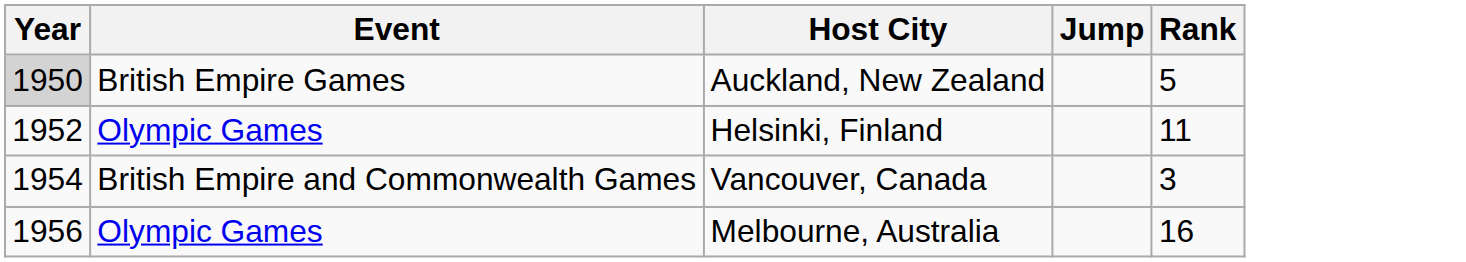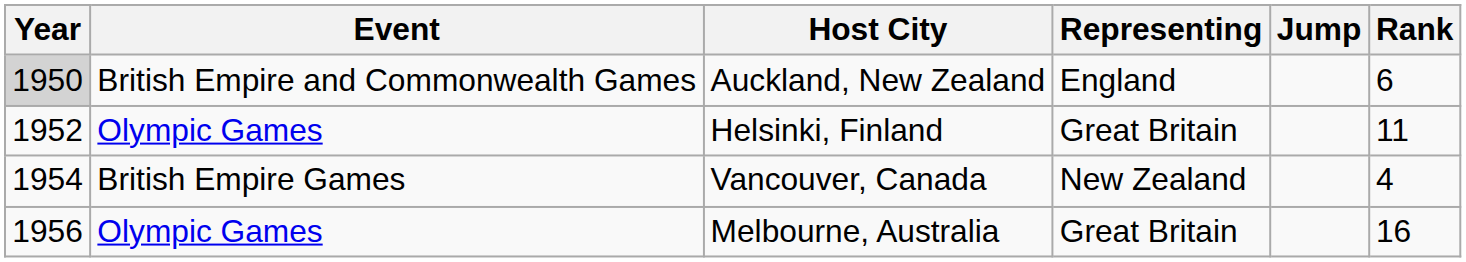+ column: (1161, 29)
(251, 79) British Empire Games -> (397, 79) British Empire and Commonwealth Games
(1168, 79) 5 -> (1385, 79) 6
(397, 180) British Empire and Commonwealth Games -> (251, 180) British Empire Games
(1168, 180) 3 -> (1385, 180) 4
